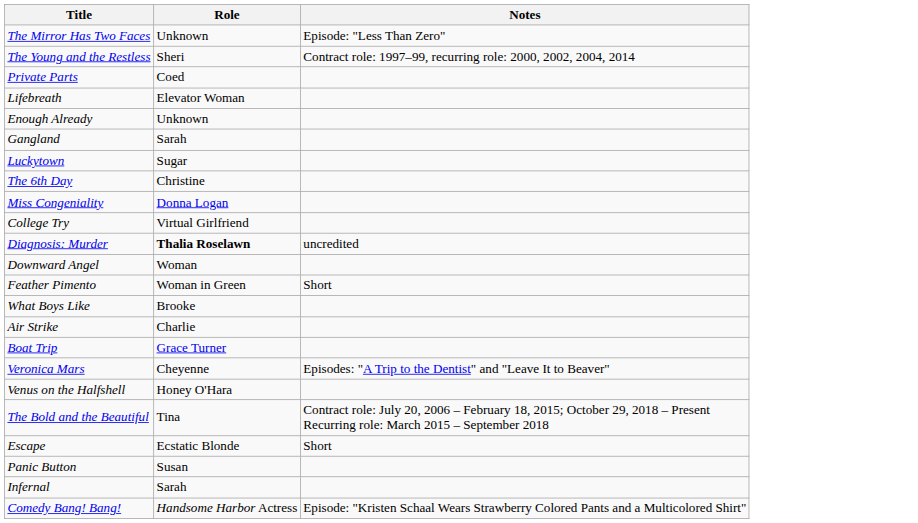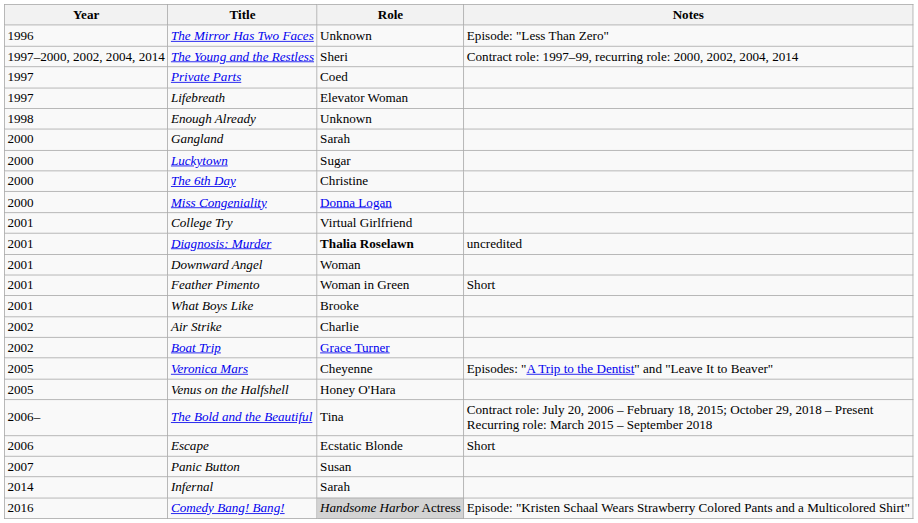+ column: (86, 14)
(227, 508) no background -> (390, 508) lightgrey background
